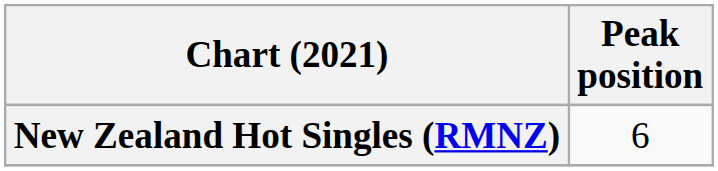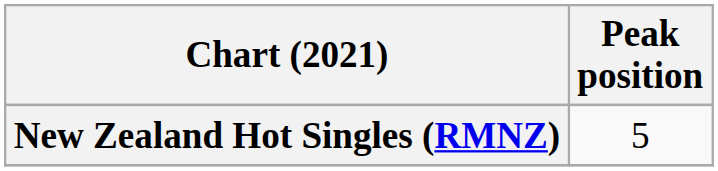(640, 134) 6 -> (640, 134) 5
